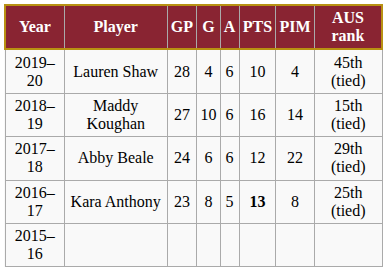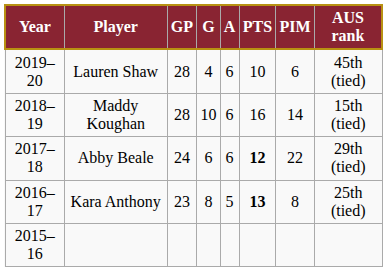(295, 71) 4 -> (295, 71) 6
(182, 114) 27 -> (182, 114) 28
(257, 158) normal -> (257, 158) bold
